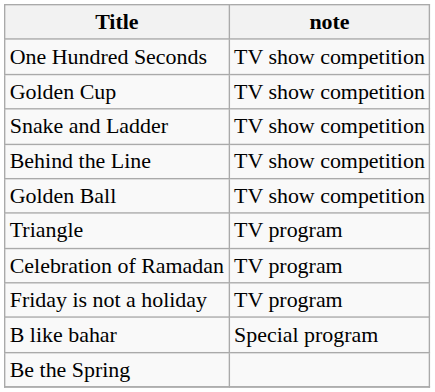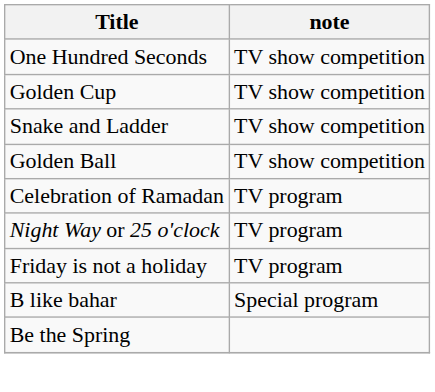- row: (80, 160)
- row: (46, 230)
+ row: (115, 230)
